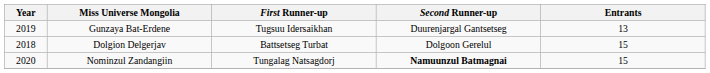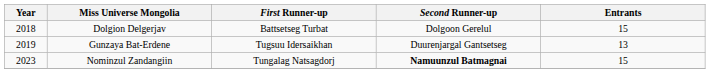rows swapped: (129, 44) <-> (129, 28)
(26, 60) 2020 -> (26, 60) 2023
